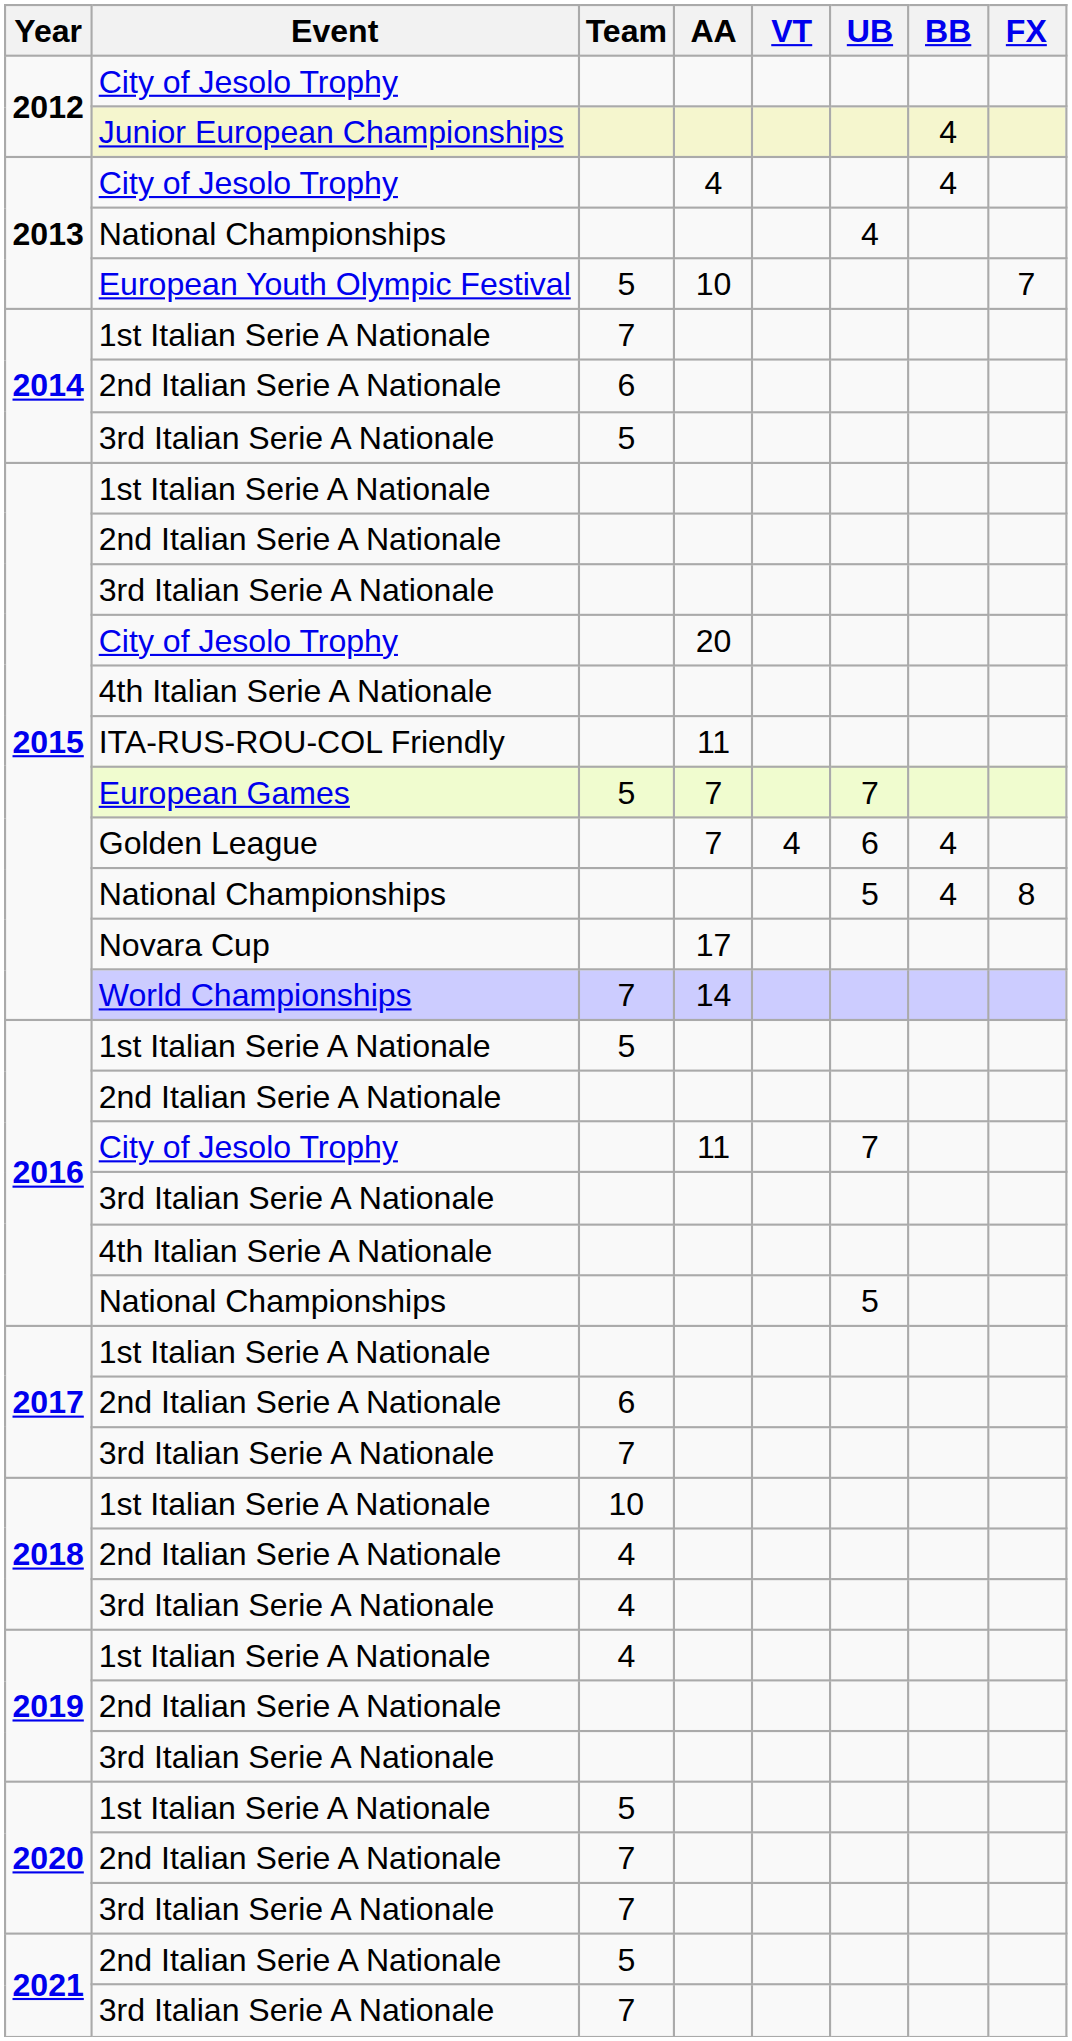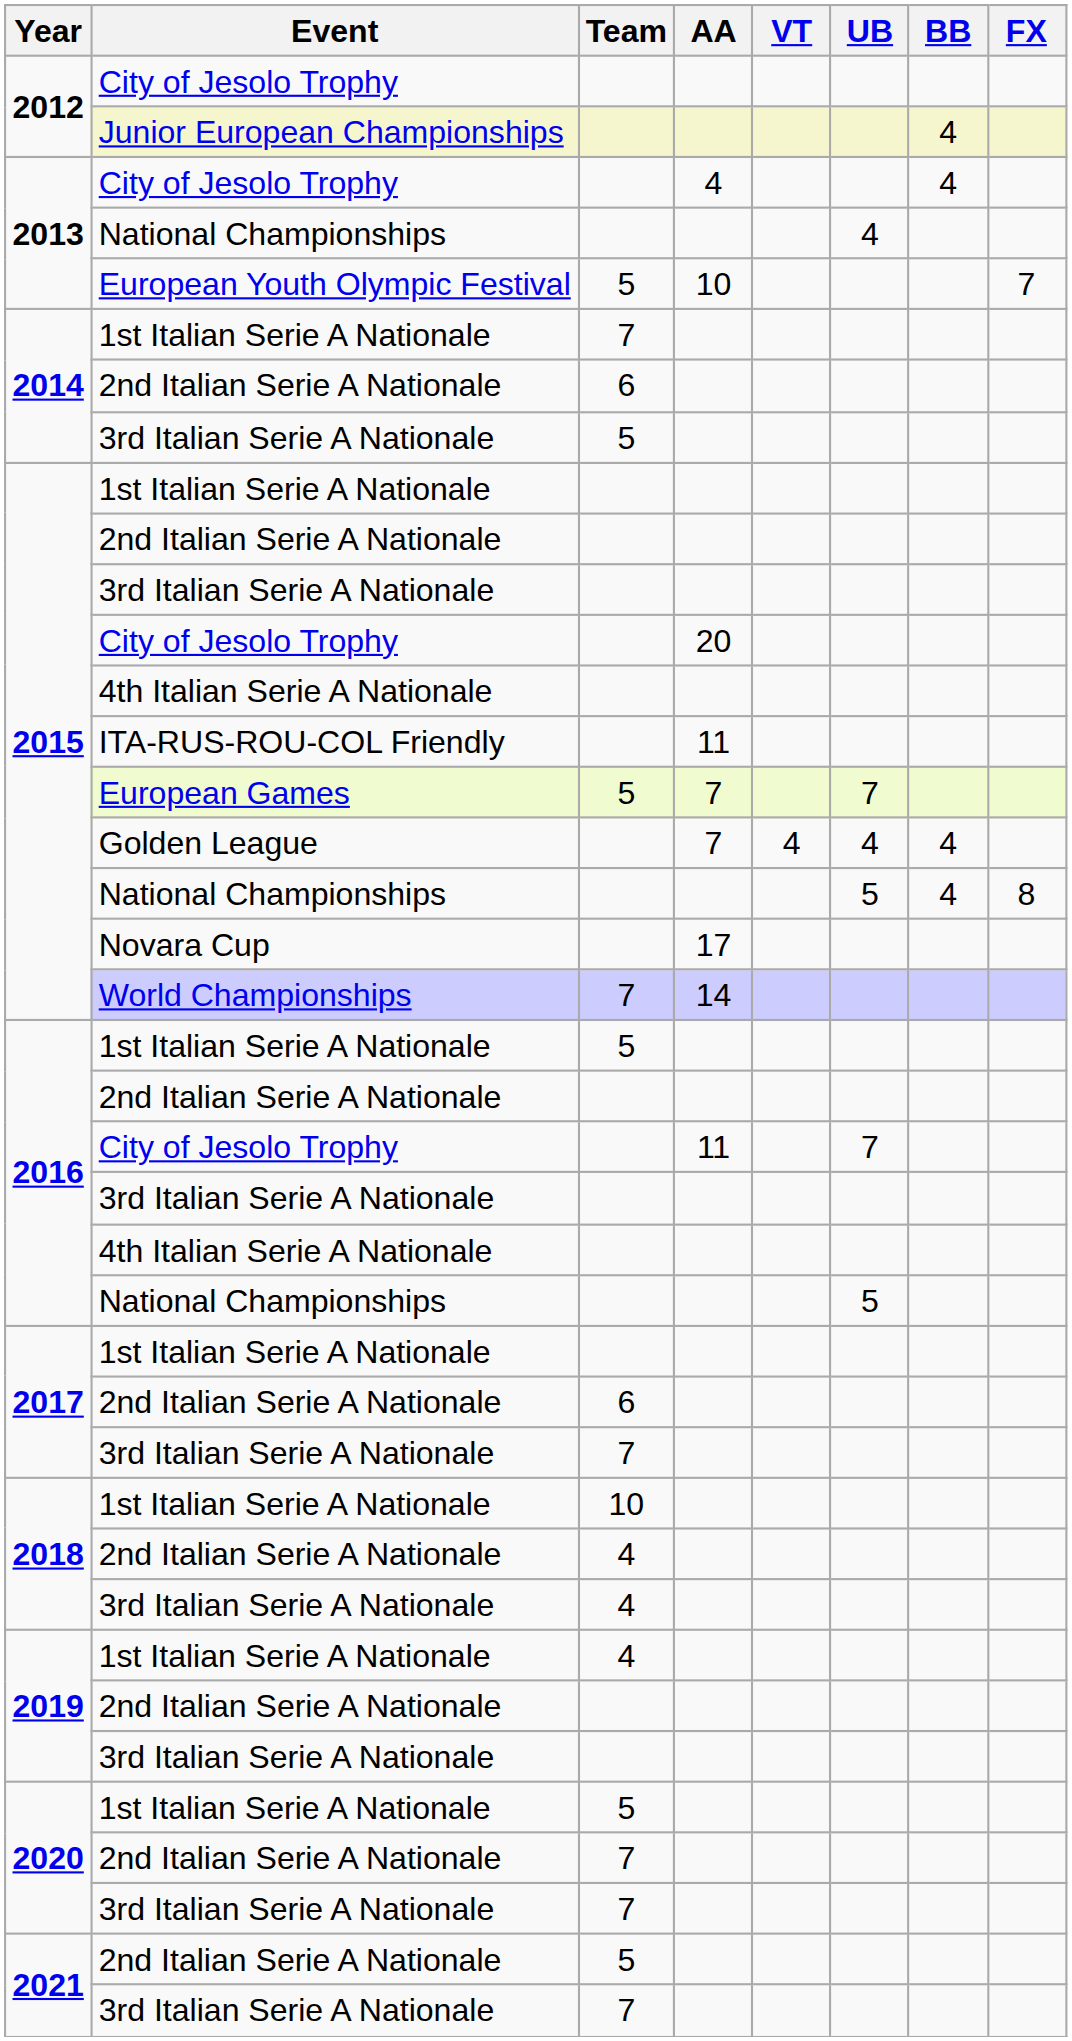(870, 843) 6 -> (870, 843) 4
